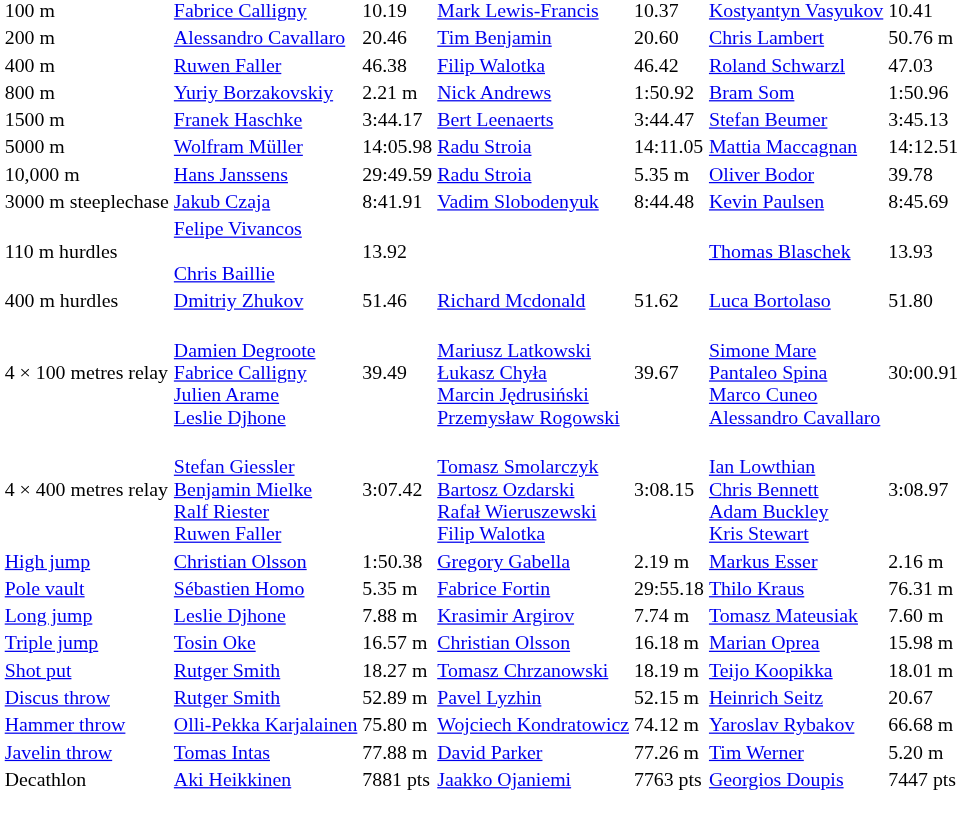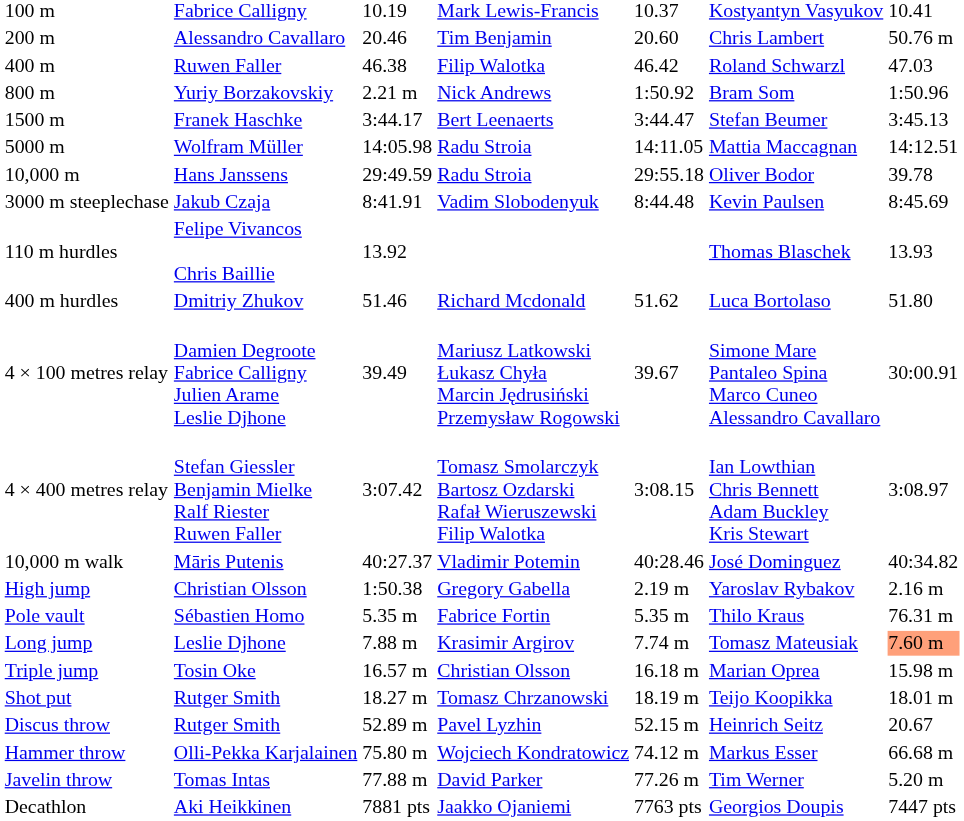(662, 174) 5.35 m -> (669, 174) 29:55.18
+ row: (64, 561)
(763, 561) Markus Esser -> (782, 588) Yaroslav Rybakov
(669, 588) 29:55.18 -> (662, 615) 5.35 m
(916, 615) no background -> (916, 643) lightsalmon background
(782, 725) Yaroslav Rybakov -> (763, 752) Markus Esser
